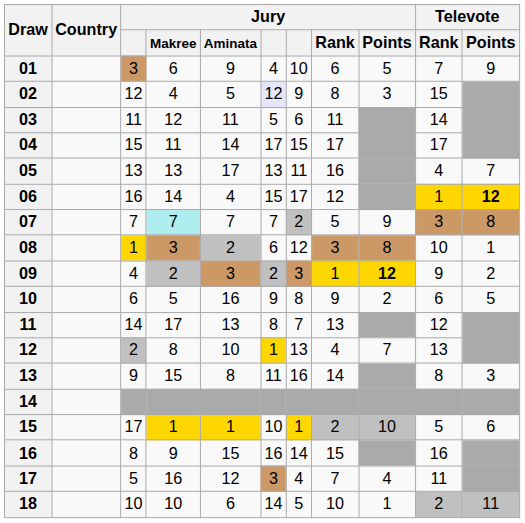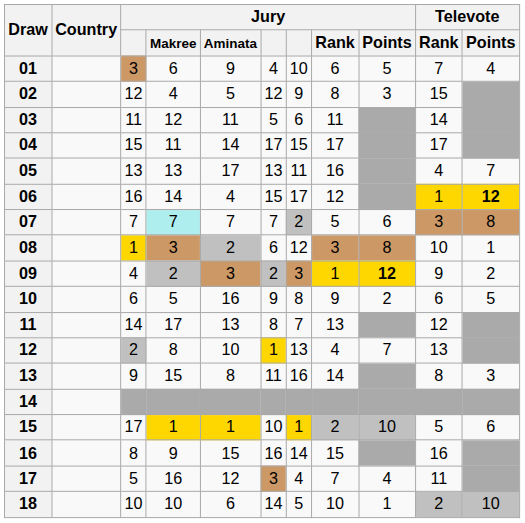(491, 68) 9 -> (491, 68) 4
(273, 94) lavender background -> (273, 94) no background
(387, 222) 9 -> (387, 222) 6
(491, 504) 11 -> (491, 504) 10
